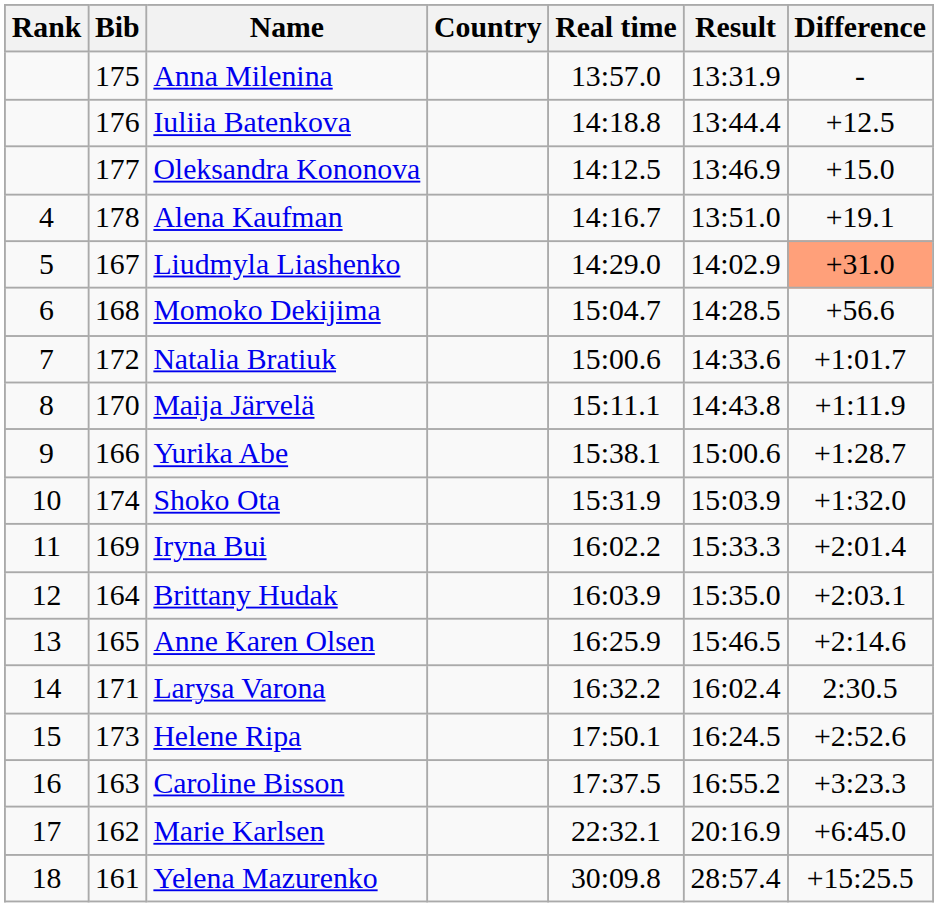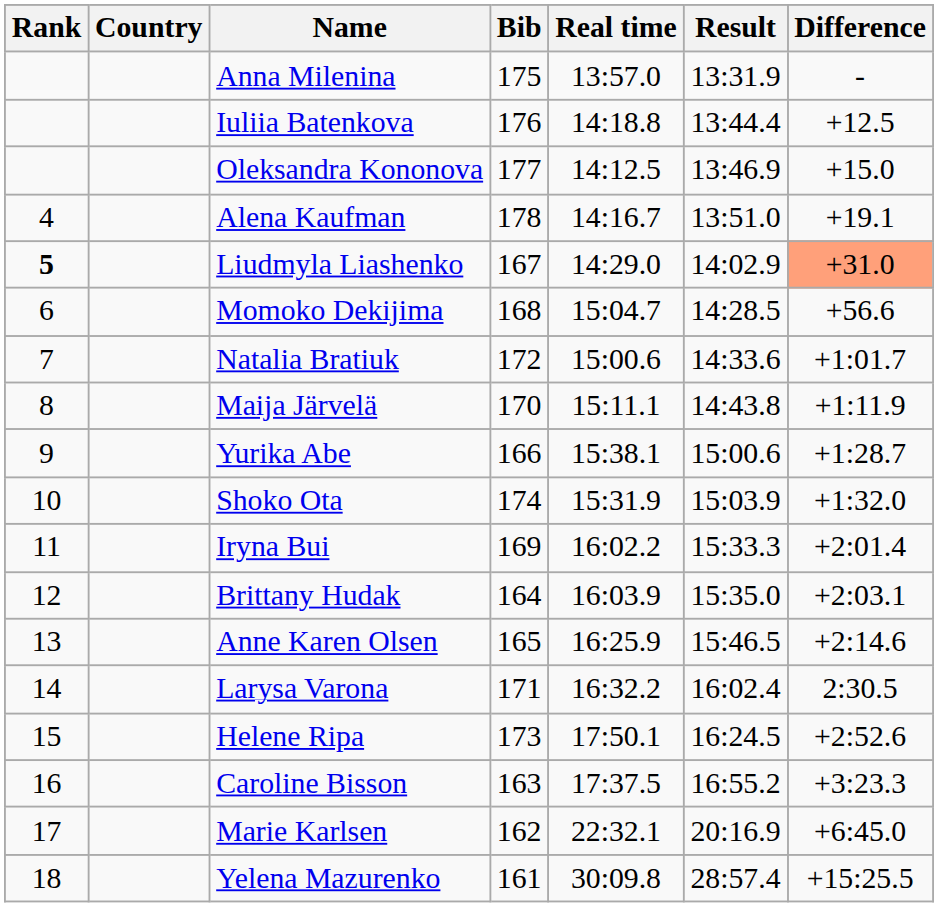columns swapped: (117, 28) <-> (488, 28)
(47, 264) normal -> (47, 264) bold
